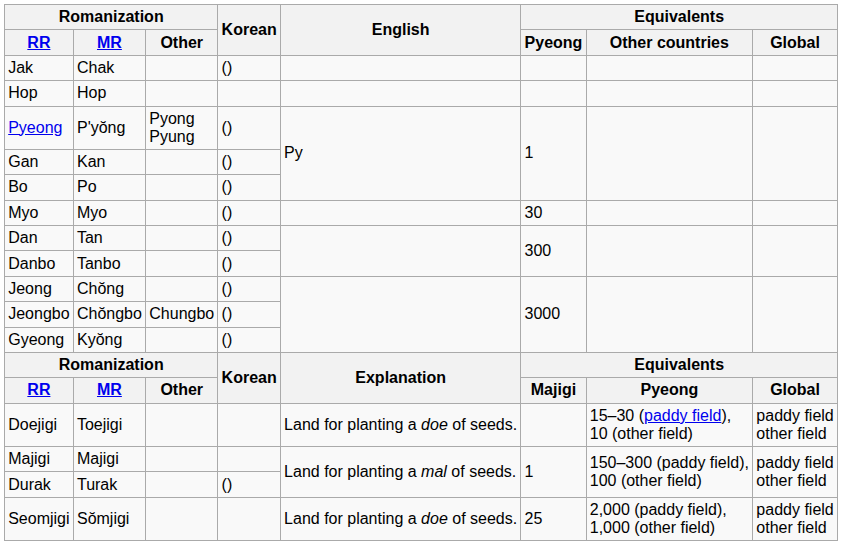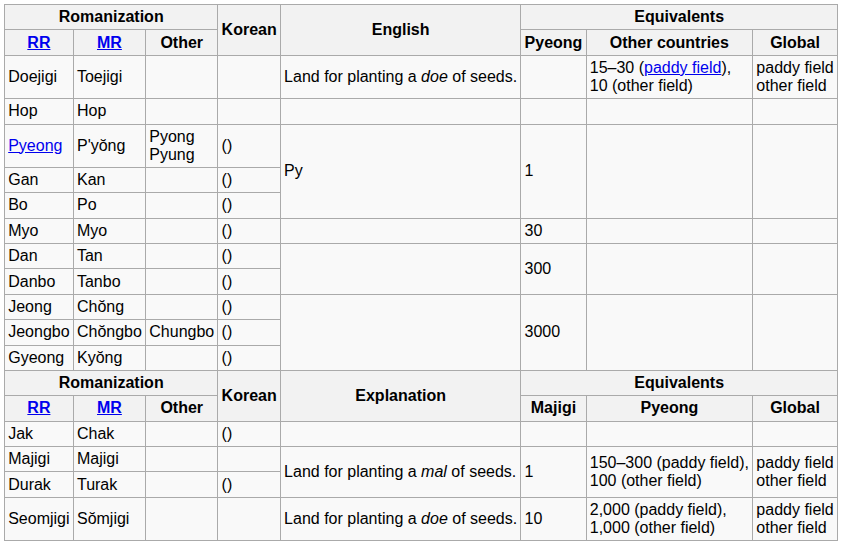rows swapped: (21, 67) <-> (33, 424)
(533, 518) 25 -> (533, 518) 10
